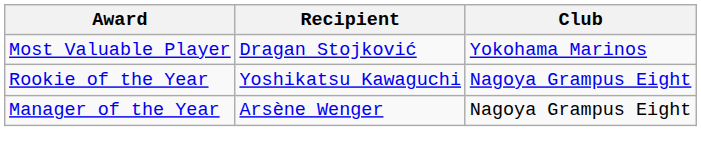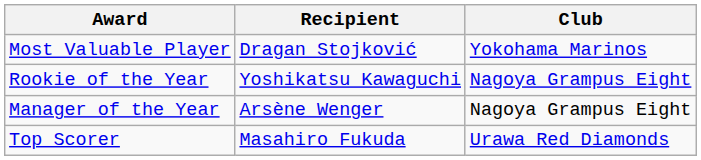+ row: (64, 140)
